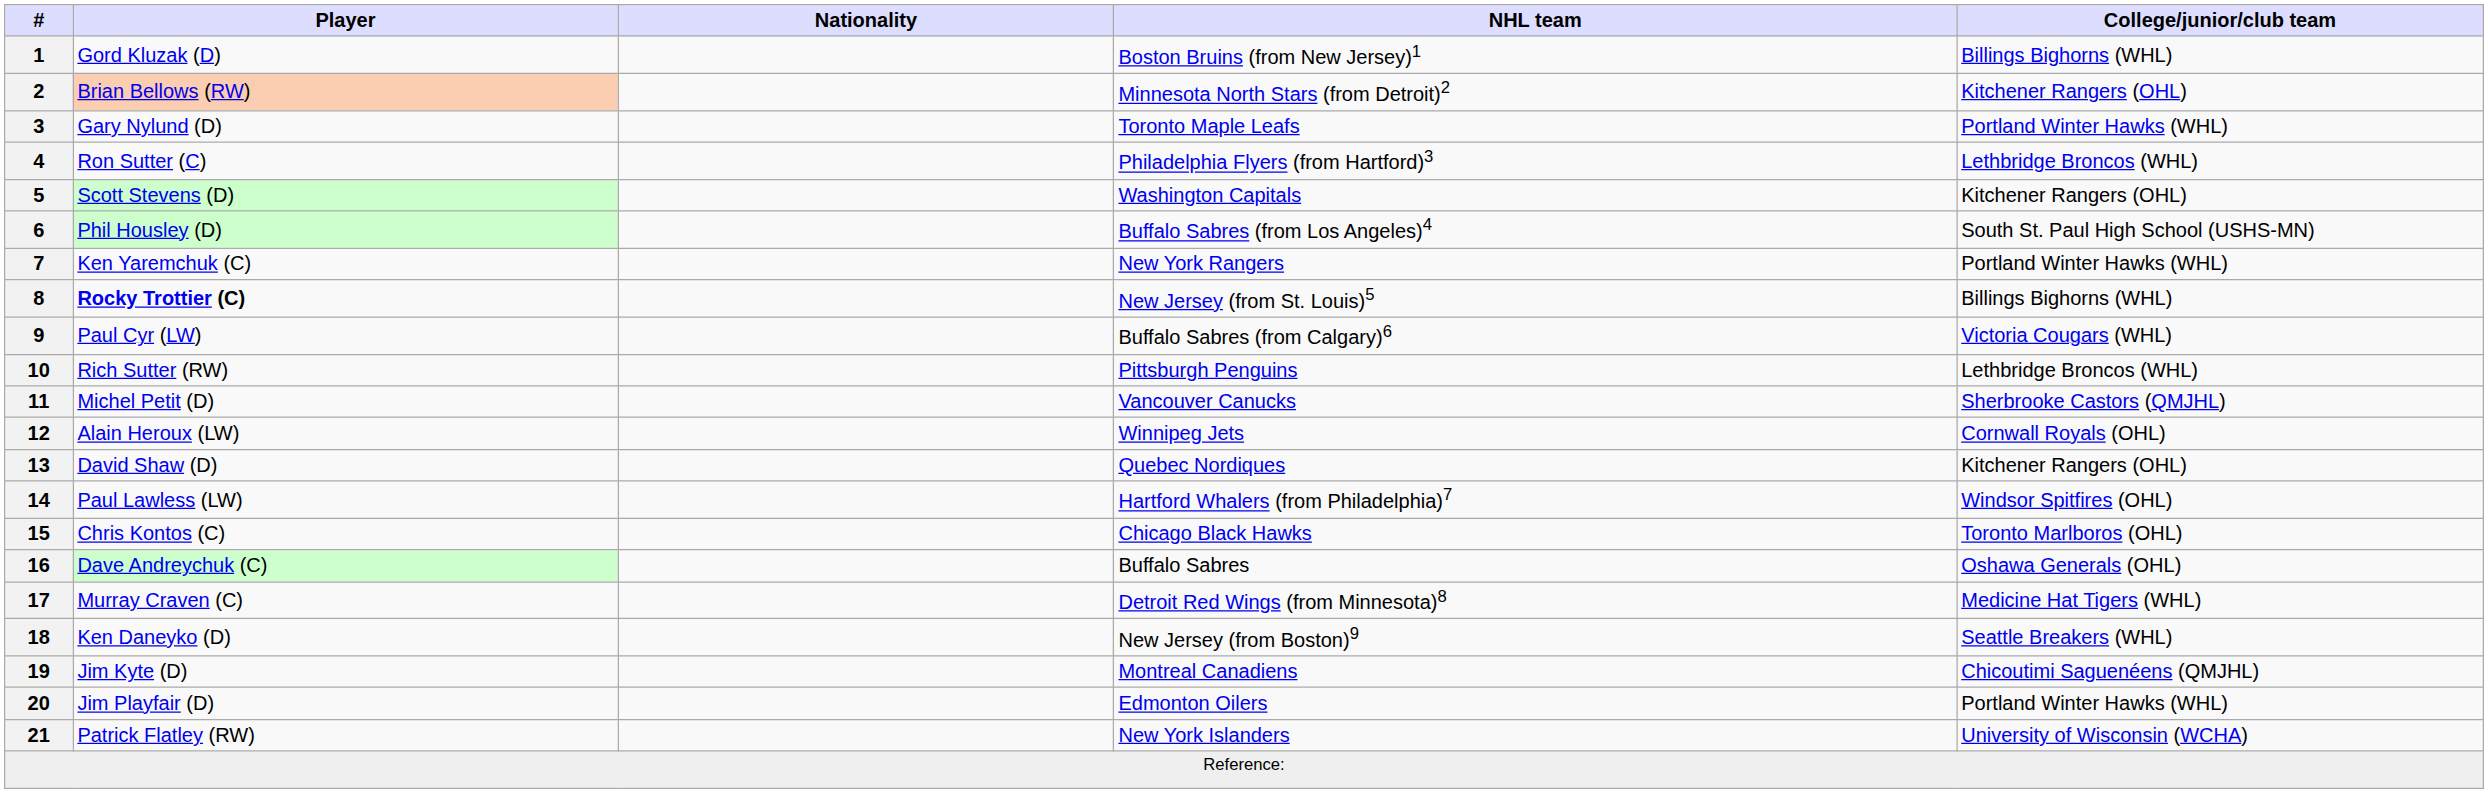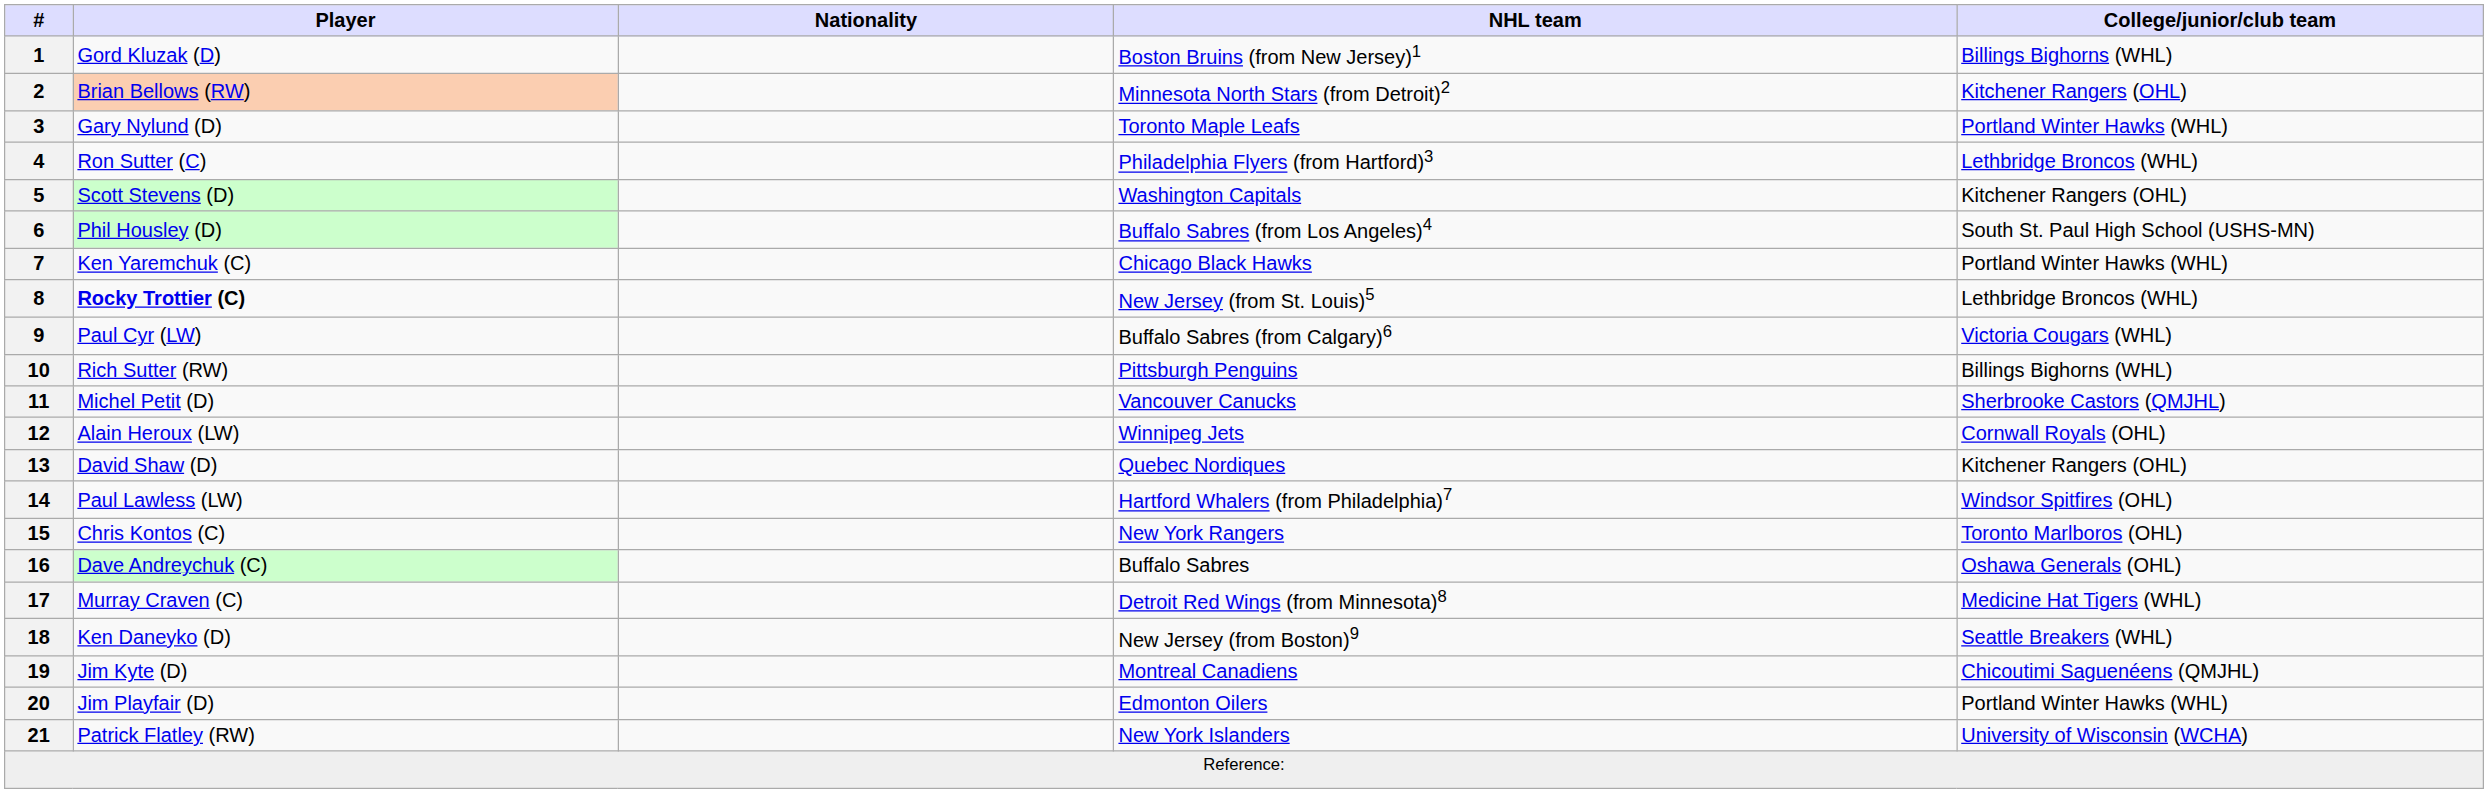(1201, 264) New York Rangers -> (1215, 264) Chicago Black Hawks
(2067, 298) Billings Bighorns (WHL) -> (2080, 298) Lethbridge Broncos (WHL)
(2080, 370) Lethbridge Broncos (WHL) -> (2067, 370) Billings Bighorns (WHL)
(1215, 534) Chicago Black Hawks -> (1201, 534) New York Rangers
